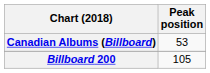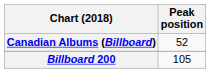(182, 42) 53 -> (182, 42) 52
